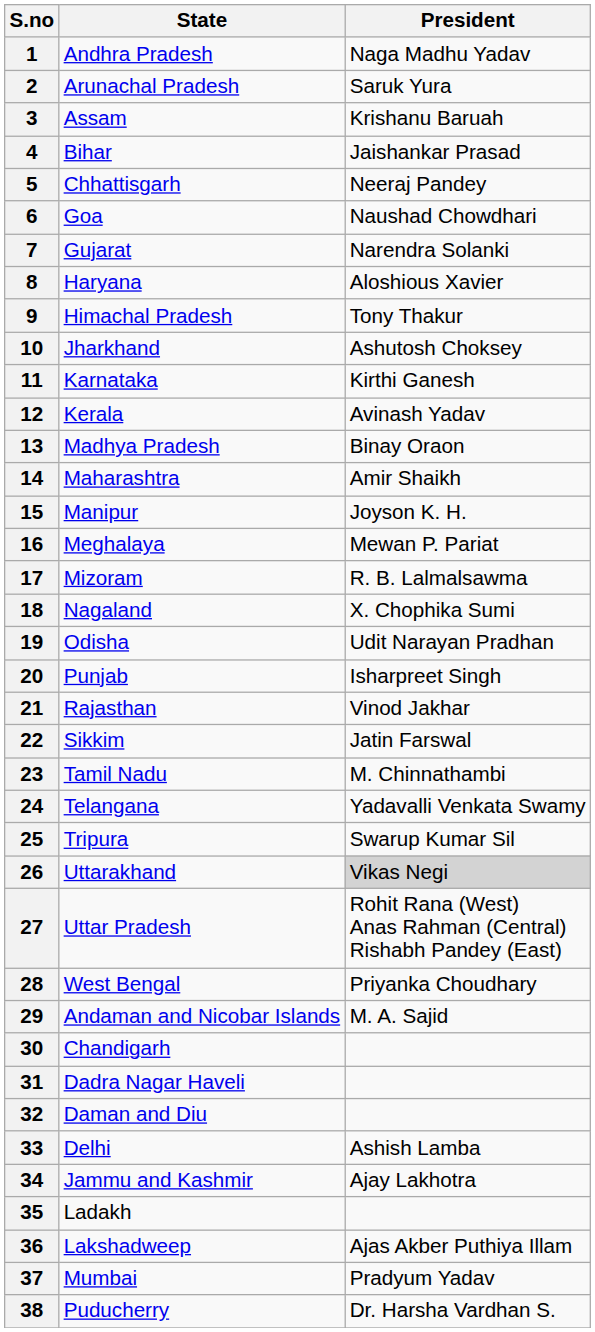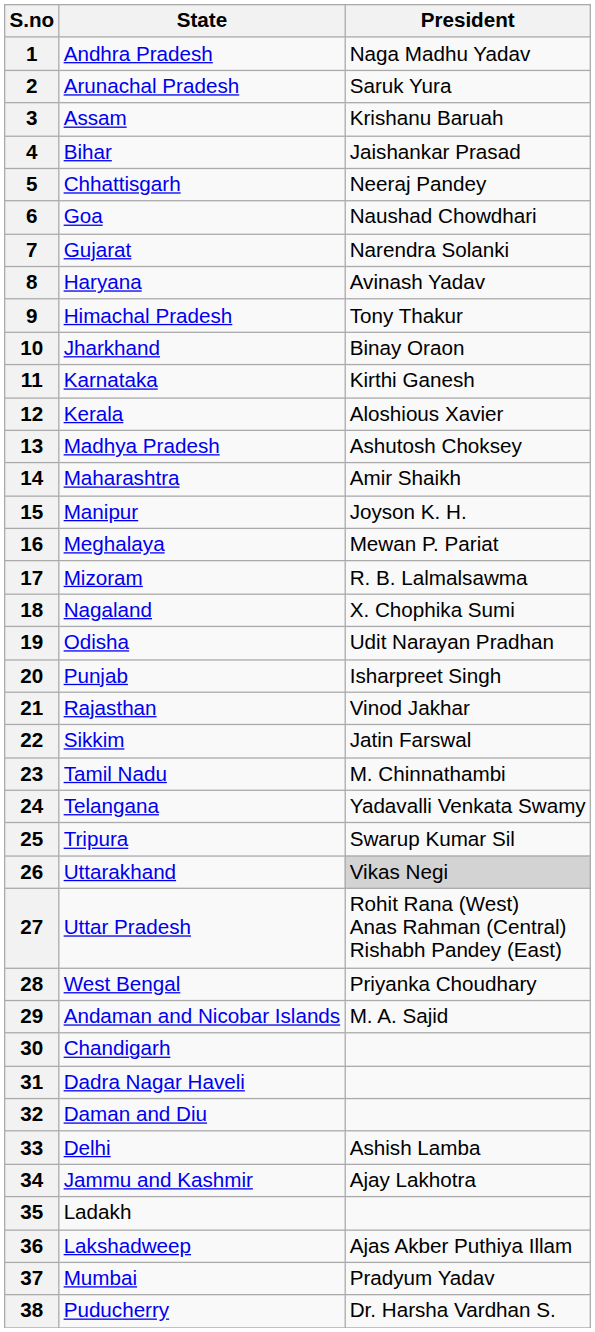(427, 282) Aloshious Xavier -> (417, 282) Avinash Yadav
(436, 348) Ashutosh Choksey -> (407, 348) Binay Oraon
(417, 413) Avinash Yadav -> (427, 413) Aloshious Xavier
(407, 446) Binay Oraon -> (436, 446) Ashutosh Choksey
